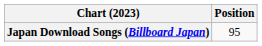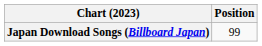(234, 31) 95 -> (234, 31) 99
